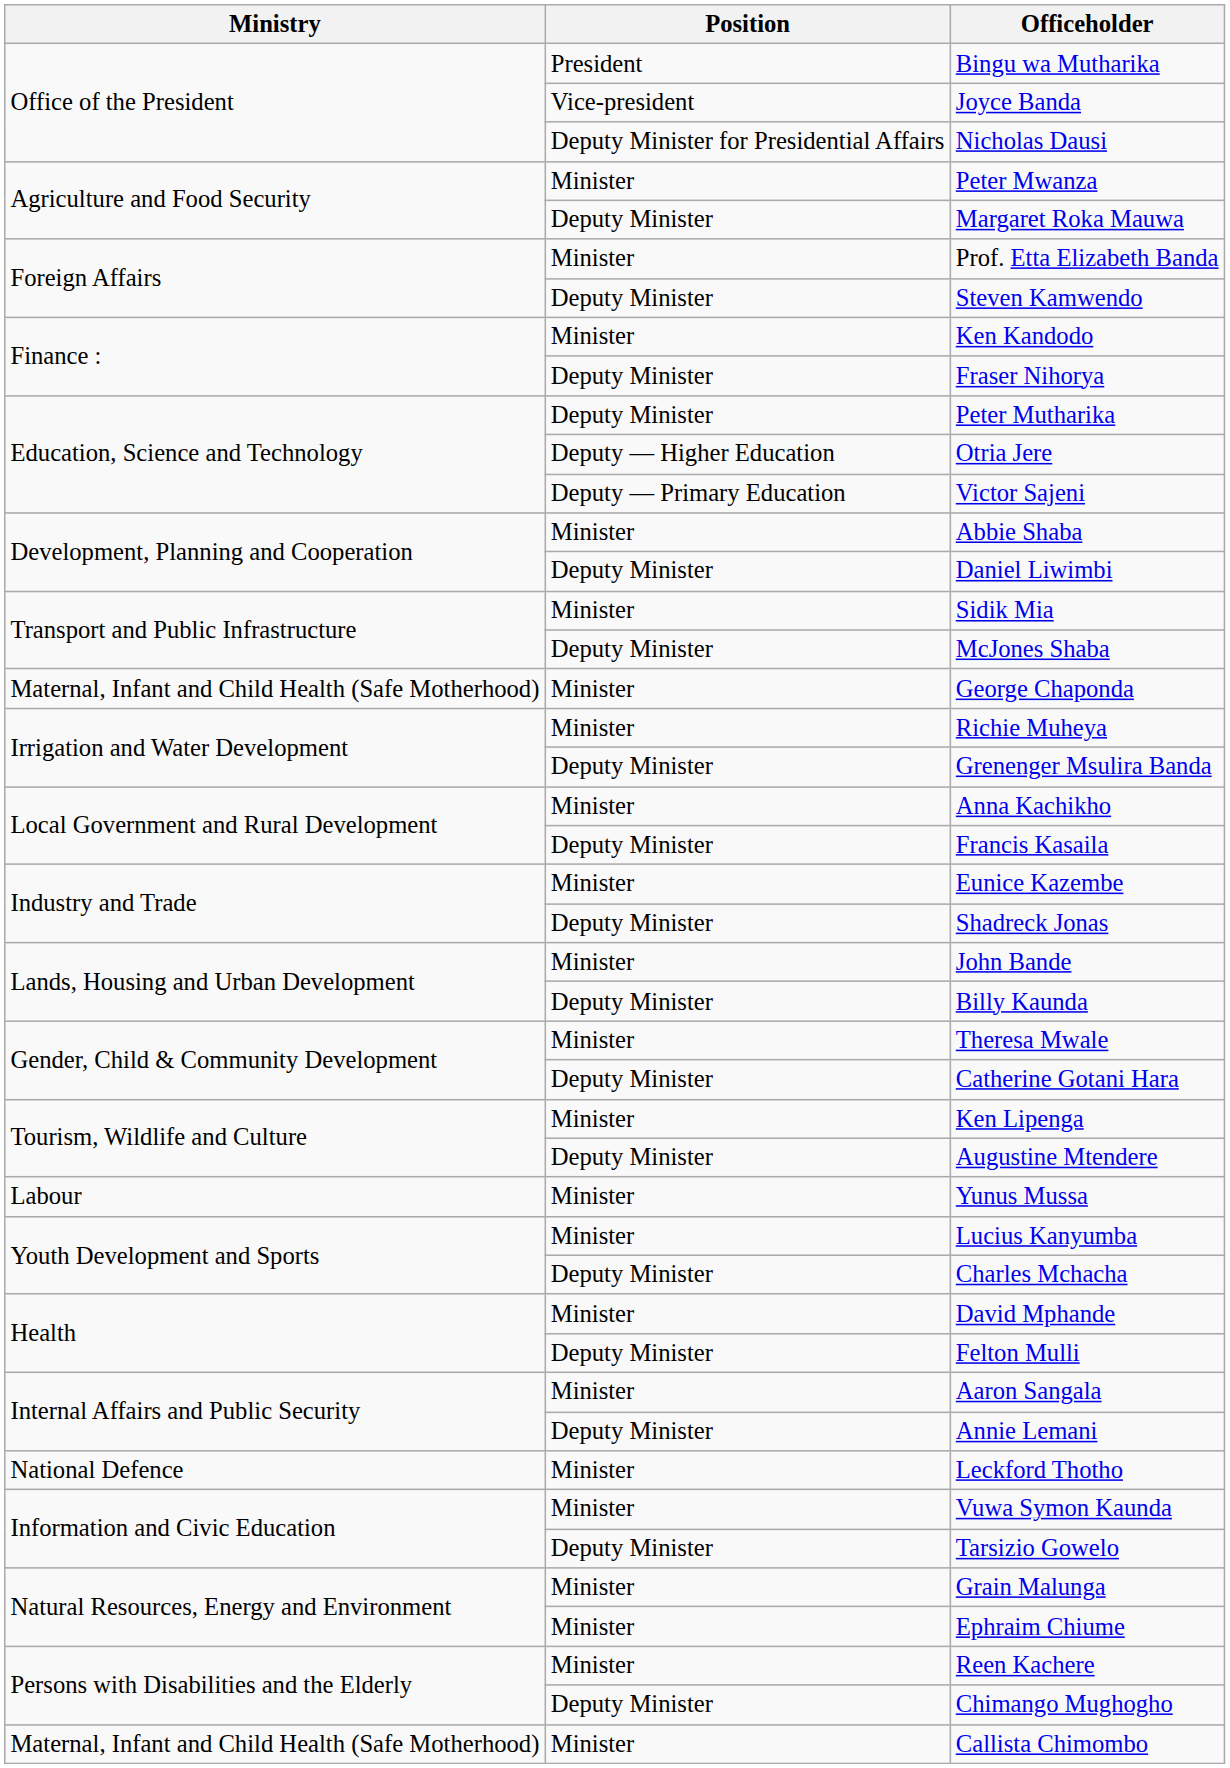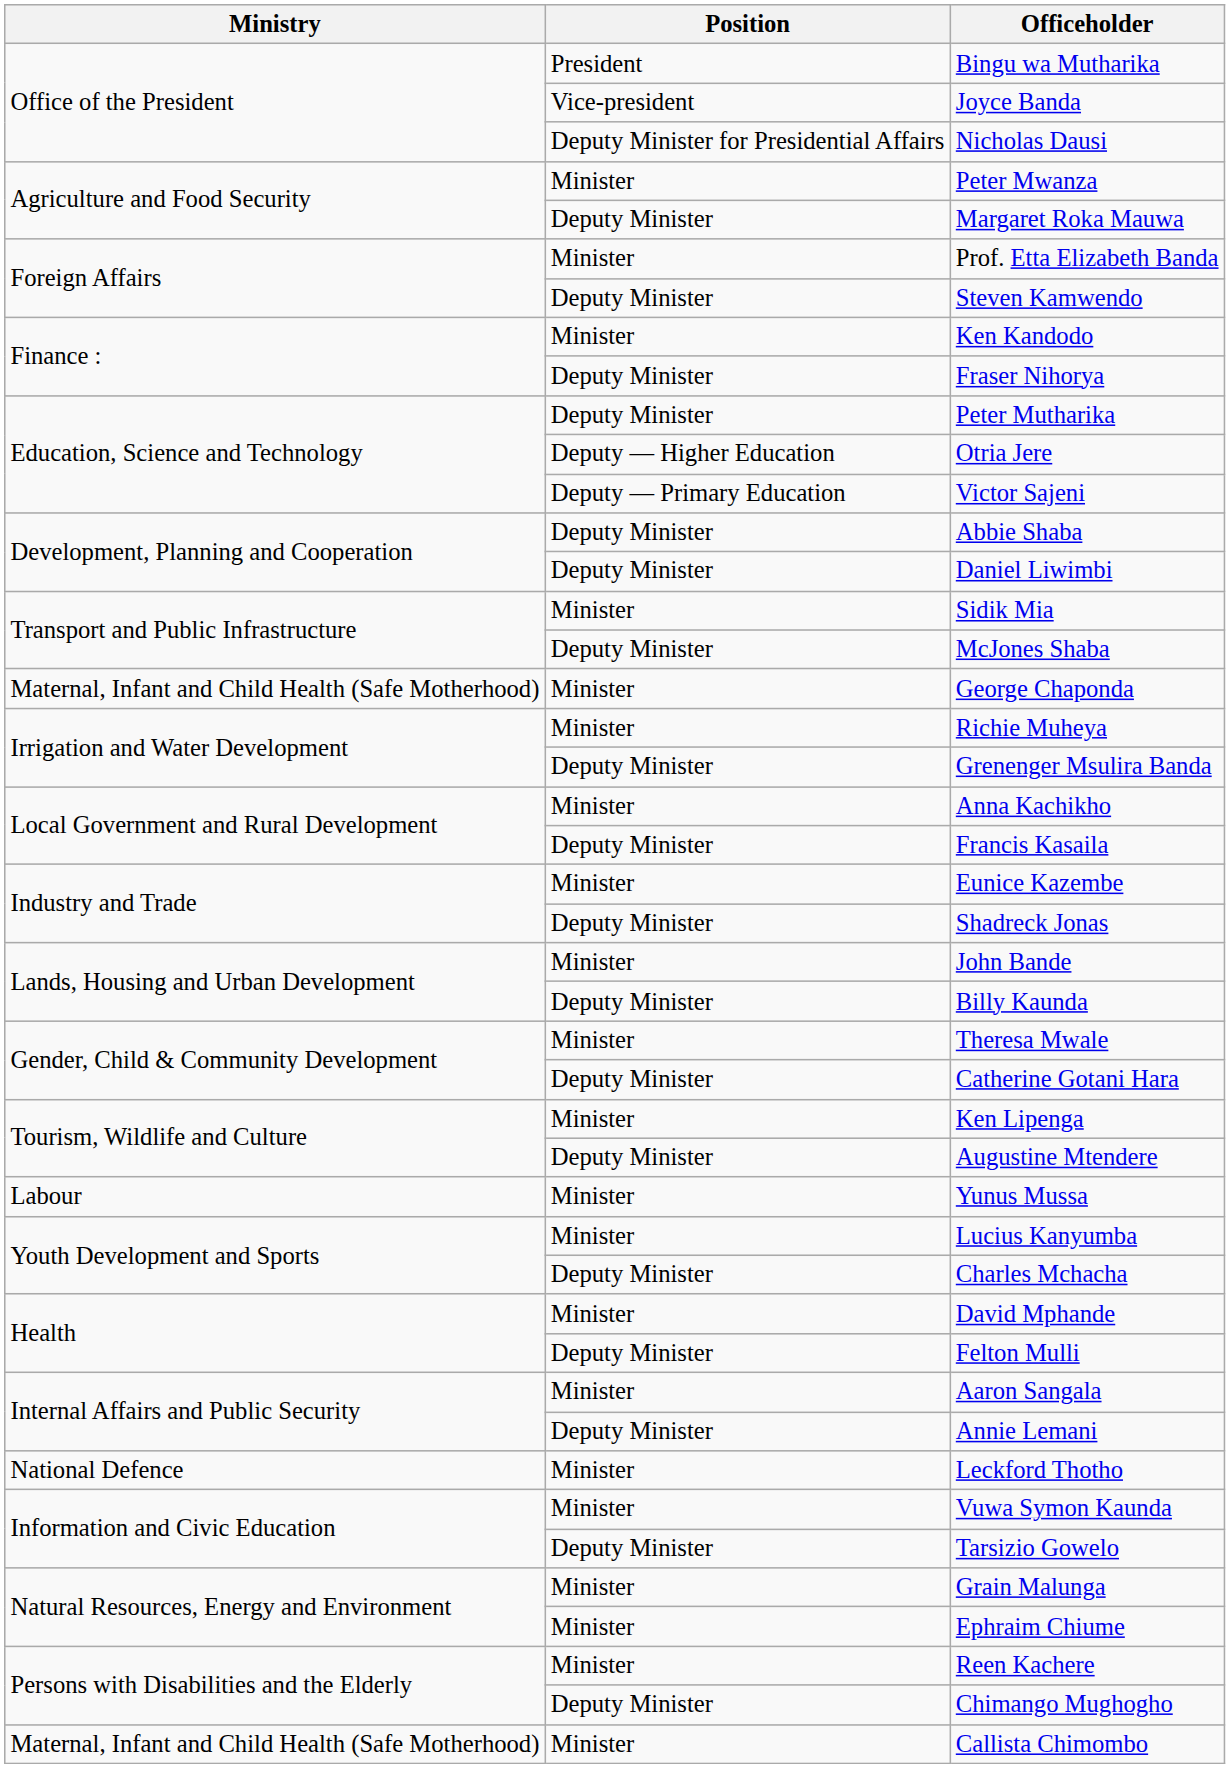(592, 532) Minister -> (632, 532) Deputy Minister
